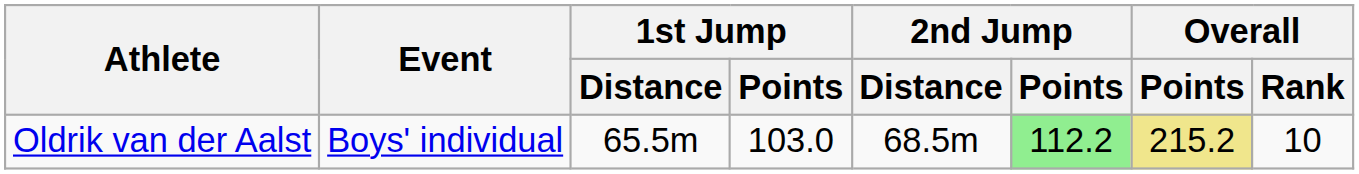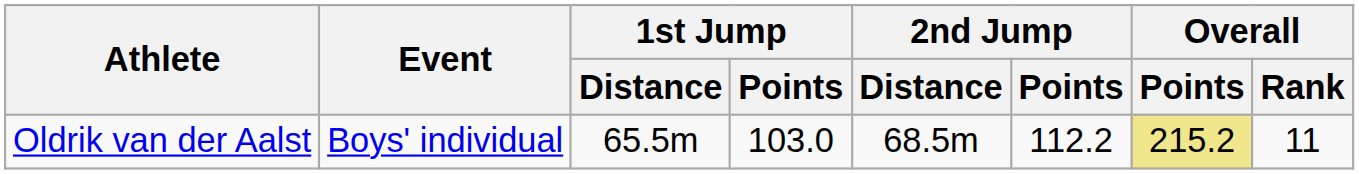(1071, 140) lightgreen background -> (1071, 140) no background
(1303, 140) 10 -> (1303, 140) 11
